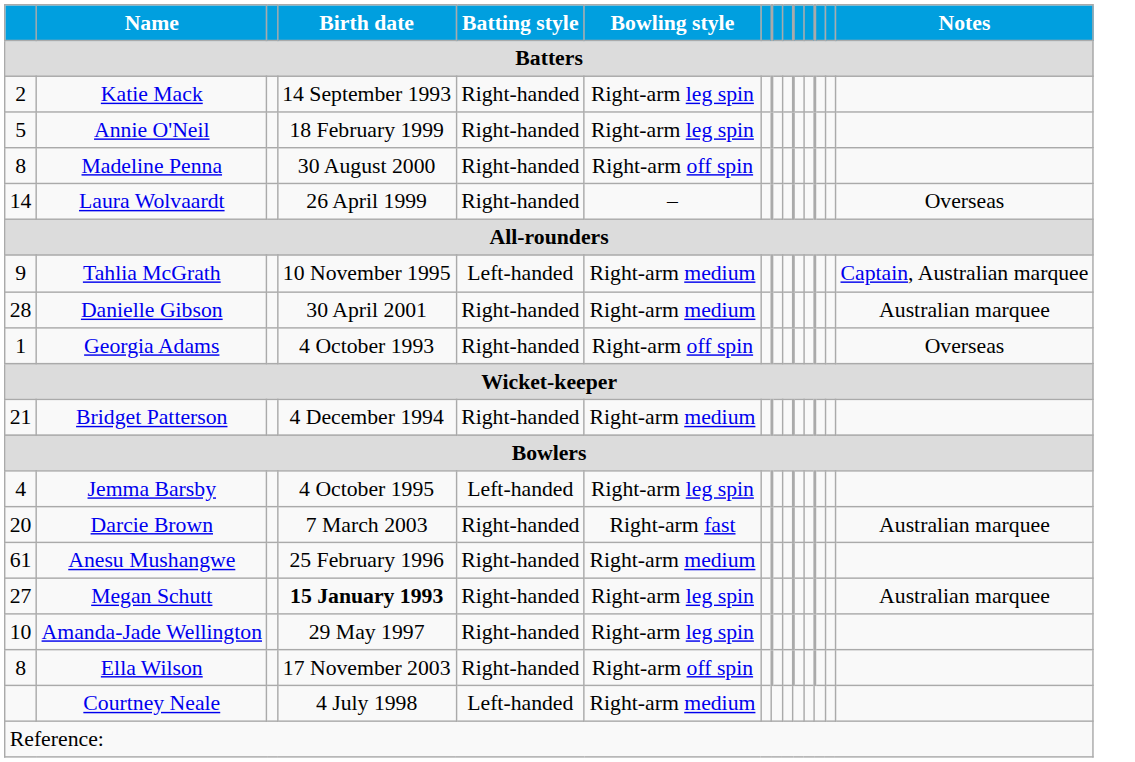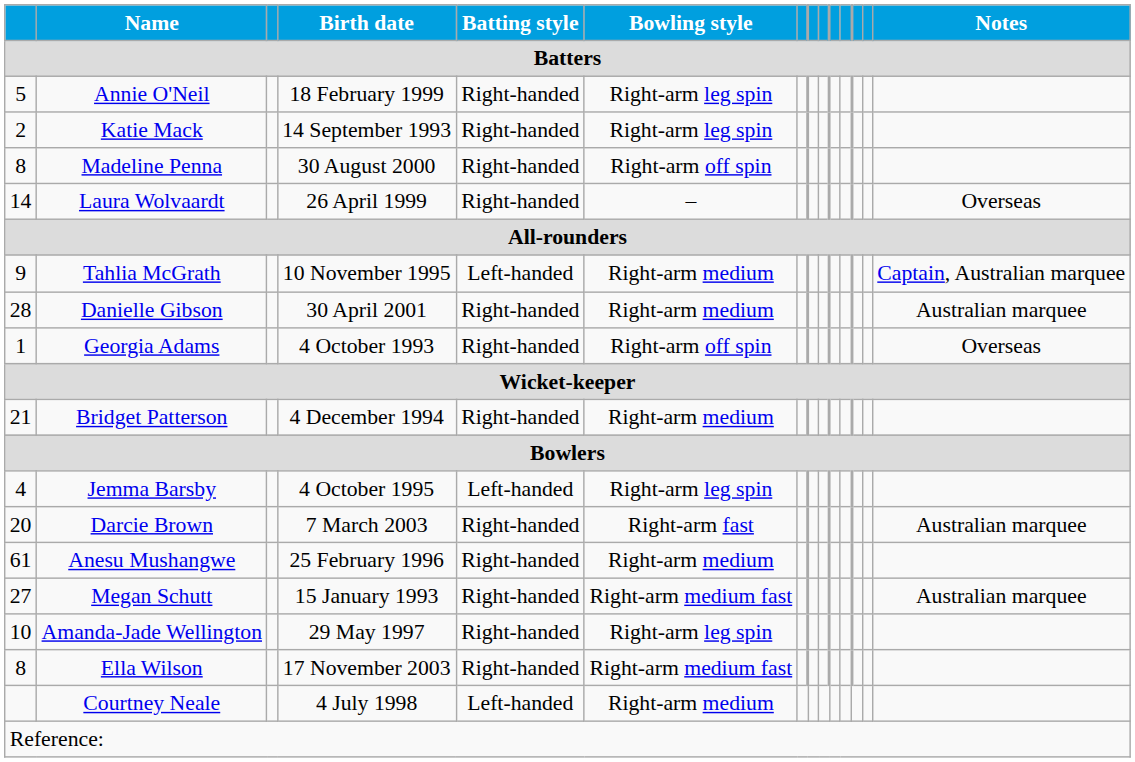rows swapped: (152, 94) <-> (152, 130)
(367, 596) bold -> (367, 596) normal
(672, 596) Right-arm leg spin -> (691, 596) Right-arm medium fast
(672, 667) Right-arm off spin -> (691, 667) Right-arm medium fast
